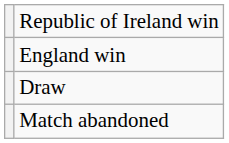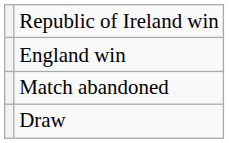rows swapped: (42, 87) <-> (94, 120)
